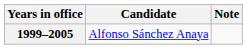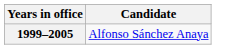- column: (227, 14)
